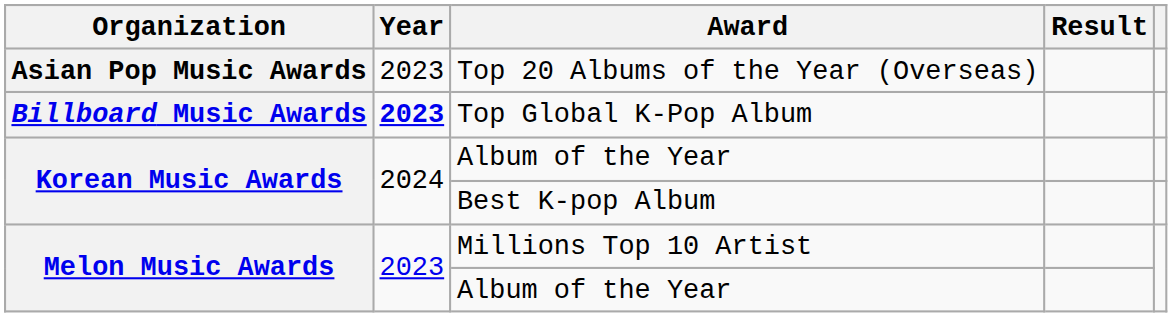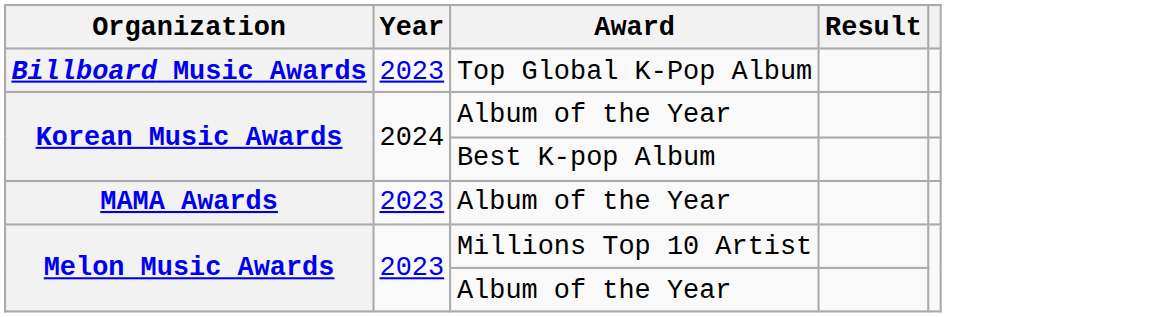- row: (189, 71)
(412, 115) bold -> (412, 71) normal
+ row: (189, 202)
